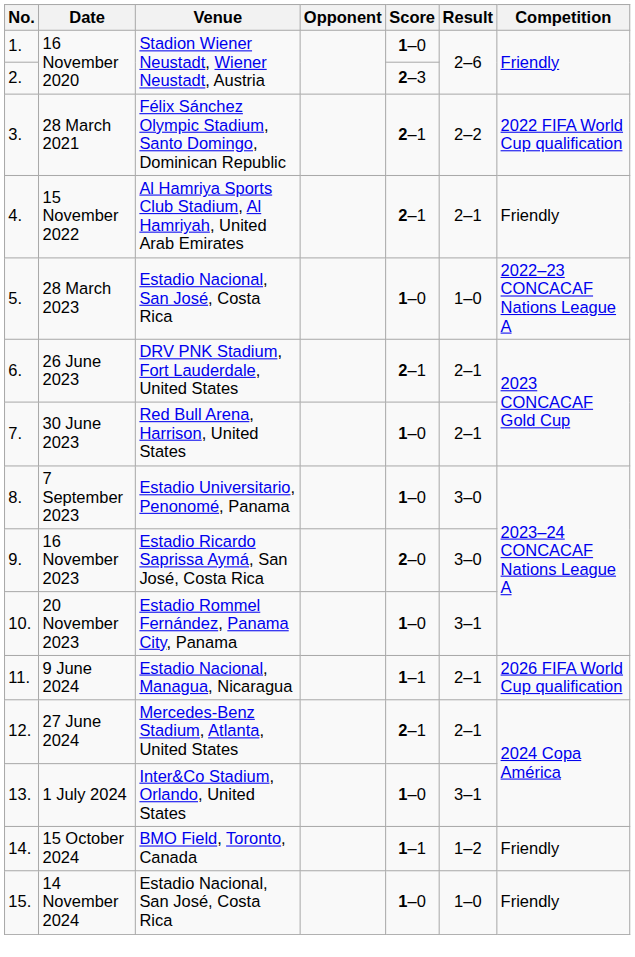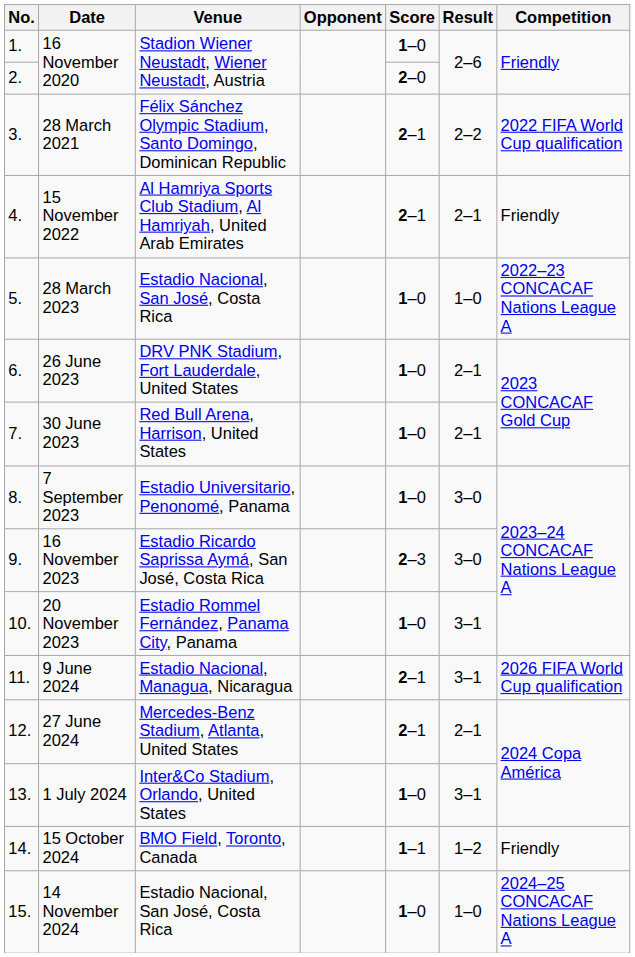(412, 78) 2–3 -> (412, 78) 2–0
(412, 370) 2–1 -> (412, 370) 1–0
(412, 560) 2–0 -> (412, 560) 2–3
(412, 677) 1–1 -> (412, 677) 2–1
(468, 677) 2–1 -> (468, 677) 3–1
(530, 902) Friendly -> (558, 911) 2024–25 CONCACAF Nations League A
